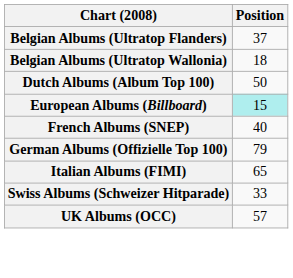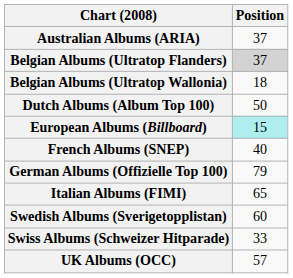+ row: (118, 37)
(260, 37) no background -> (260, 60) lightgrey background
+ row: (118, 216)
